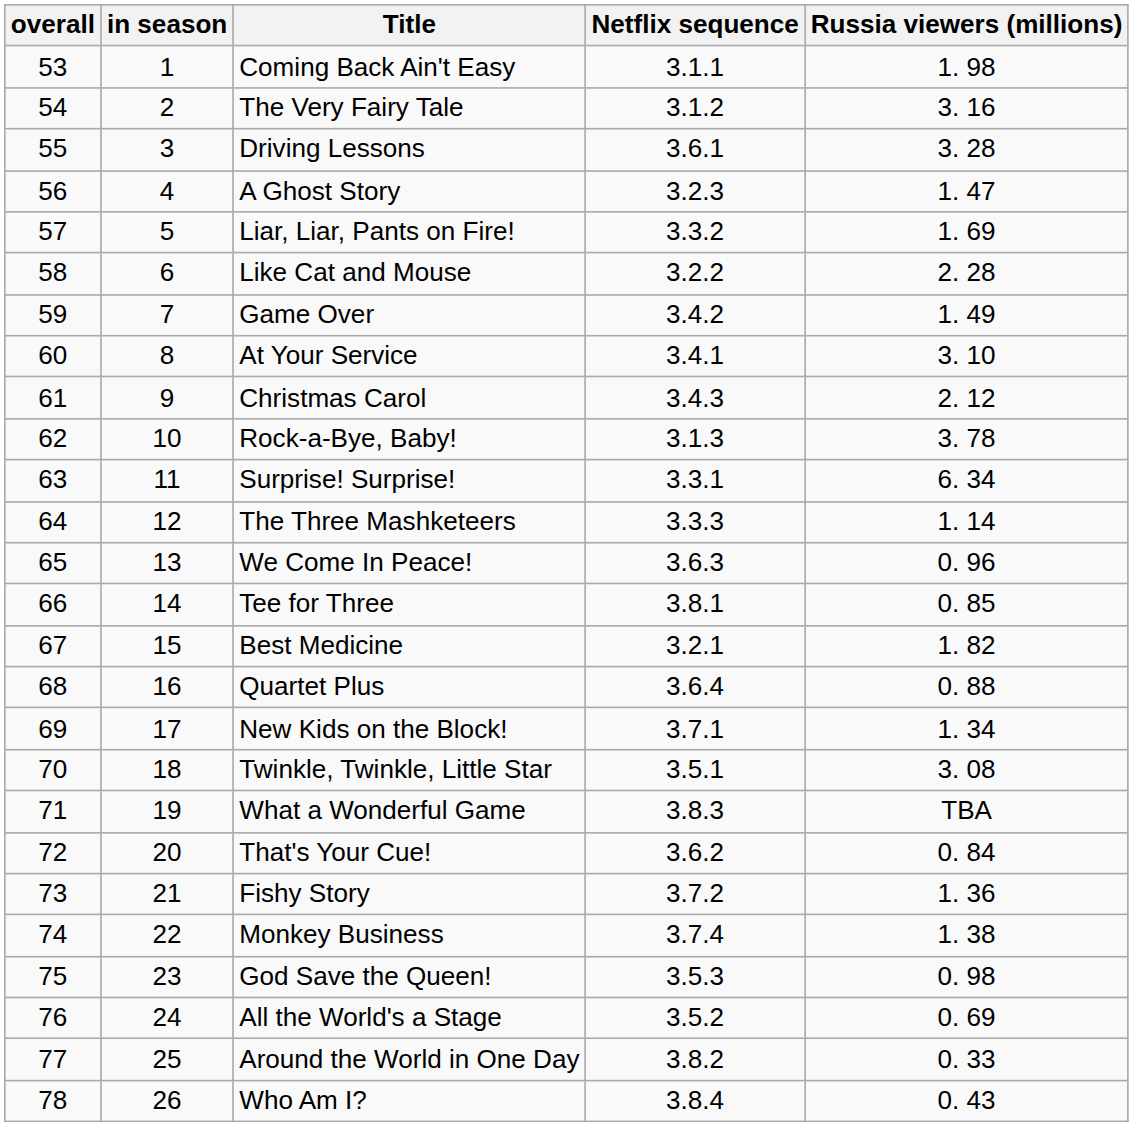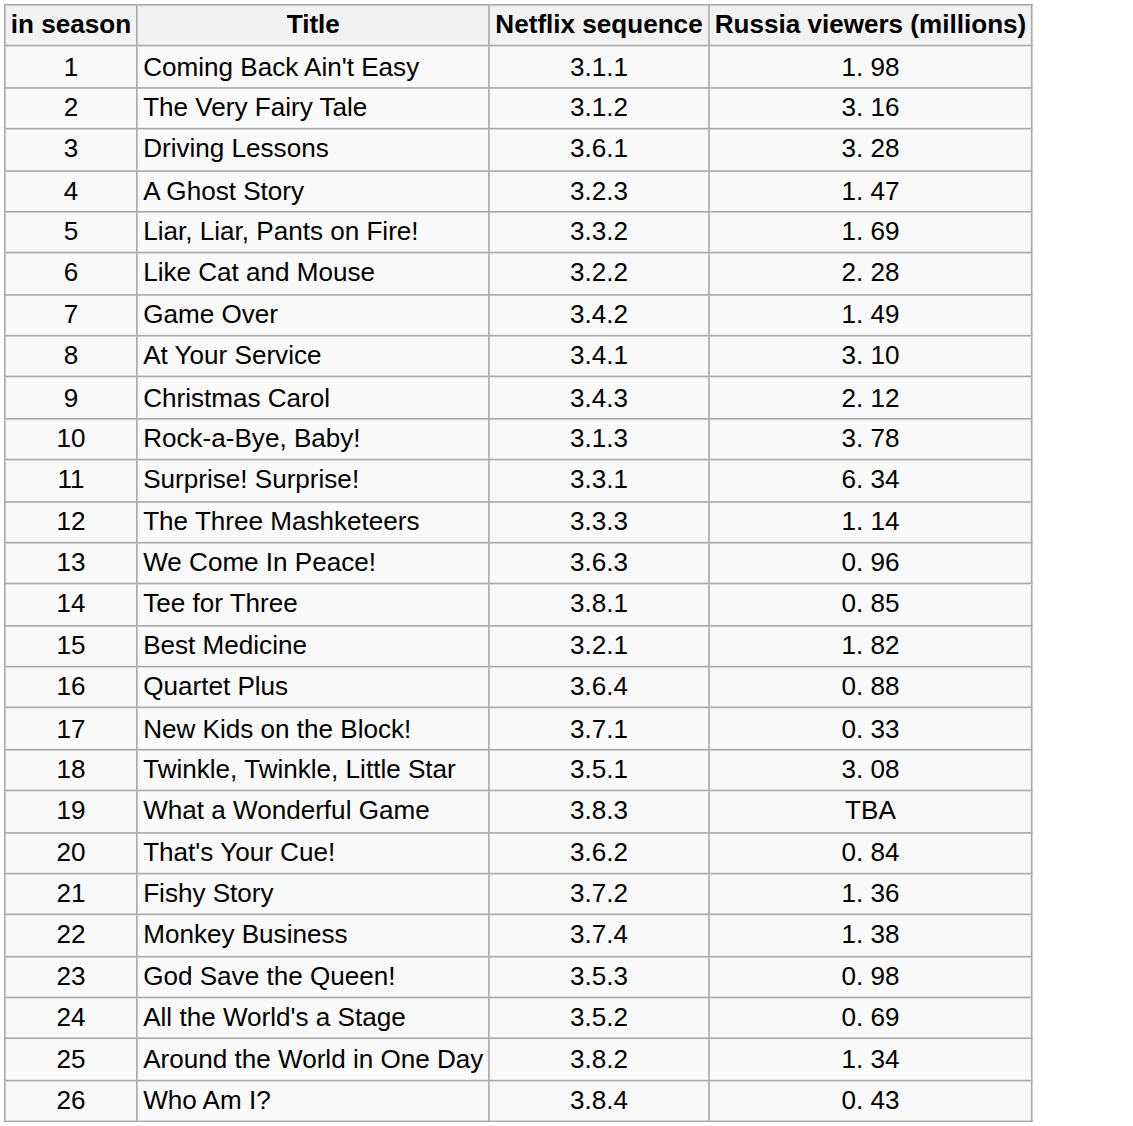- column: (53, 25)
(967, 728) 1. 34 -> (870, 728) 0. 33
(967, 1059) 0. 33 -> (870, 1059) 1. 34
